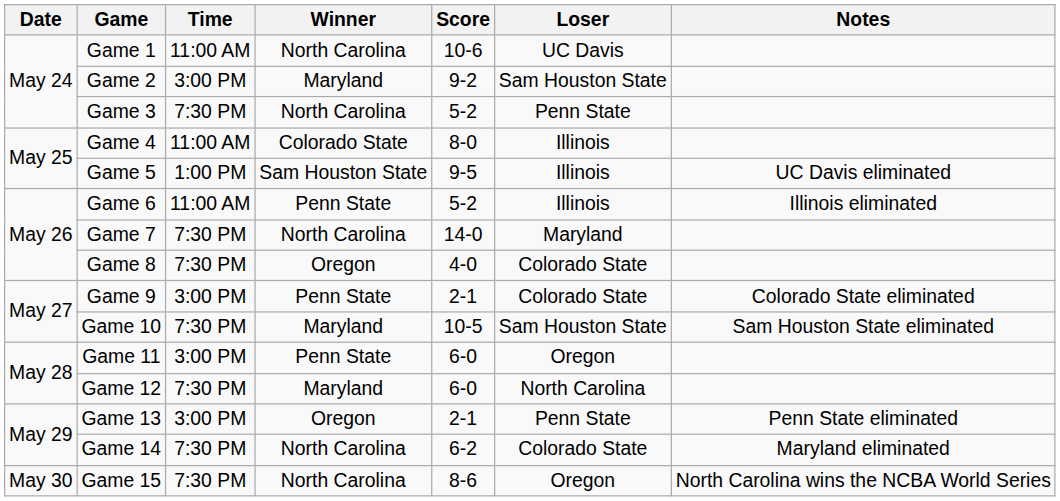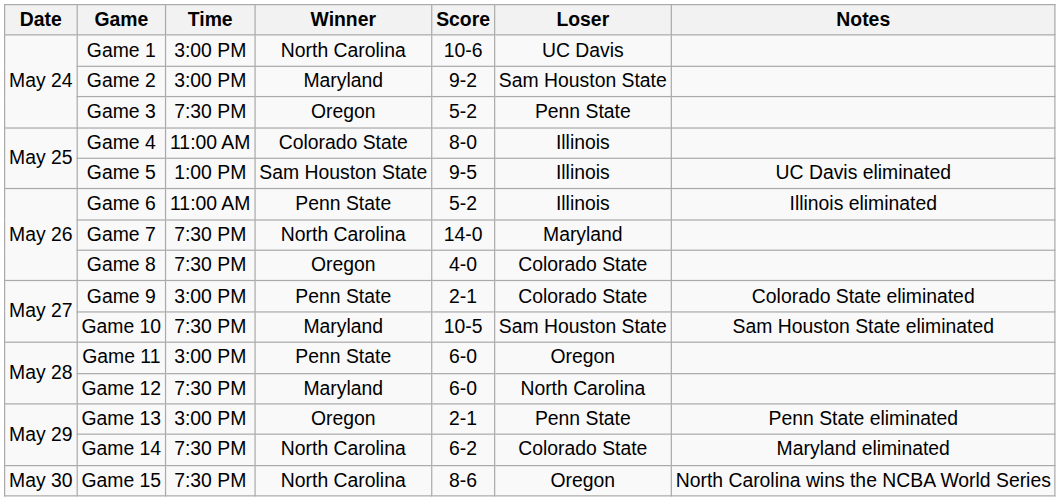(210, 50) 11:00 AM -> (210, 50) 3:00 PM
(343, 111) North Carolina -> (343, 111) Oregon
